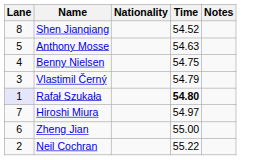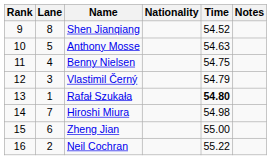+ column: (20, 12)
(19, 96) lavender background -> (50, 96) no background
(186, 113) 54.97 -> (217, 113) 54.98
